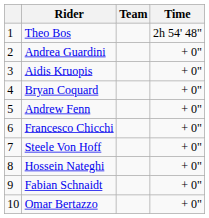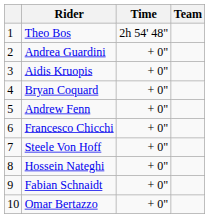columns swapped: (133, 14) <-> (177, 14)
